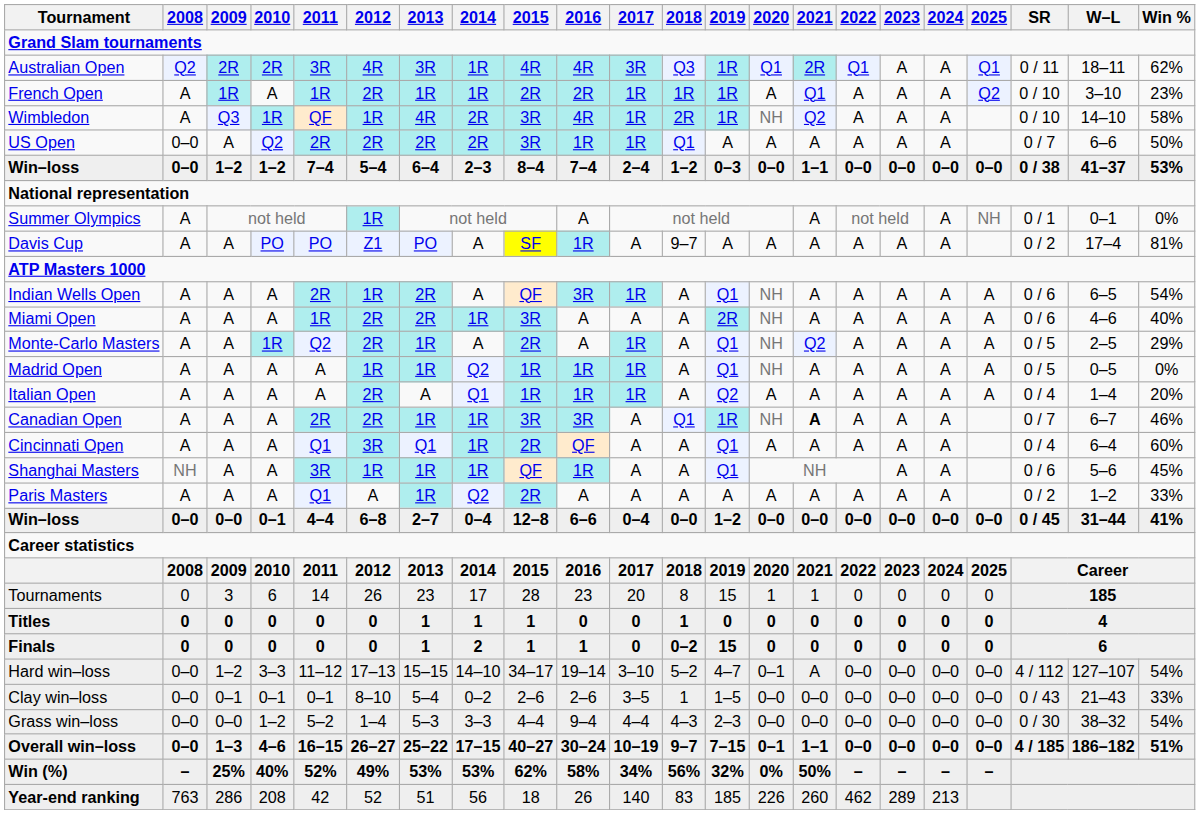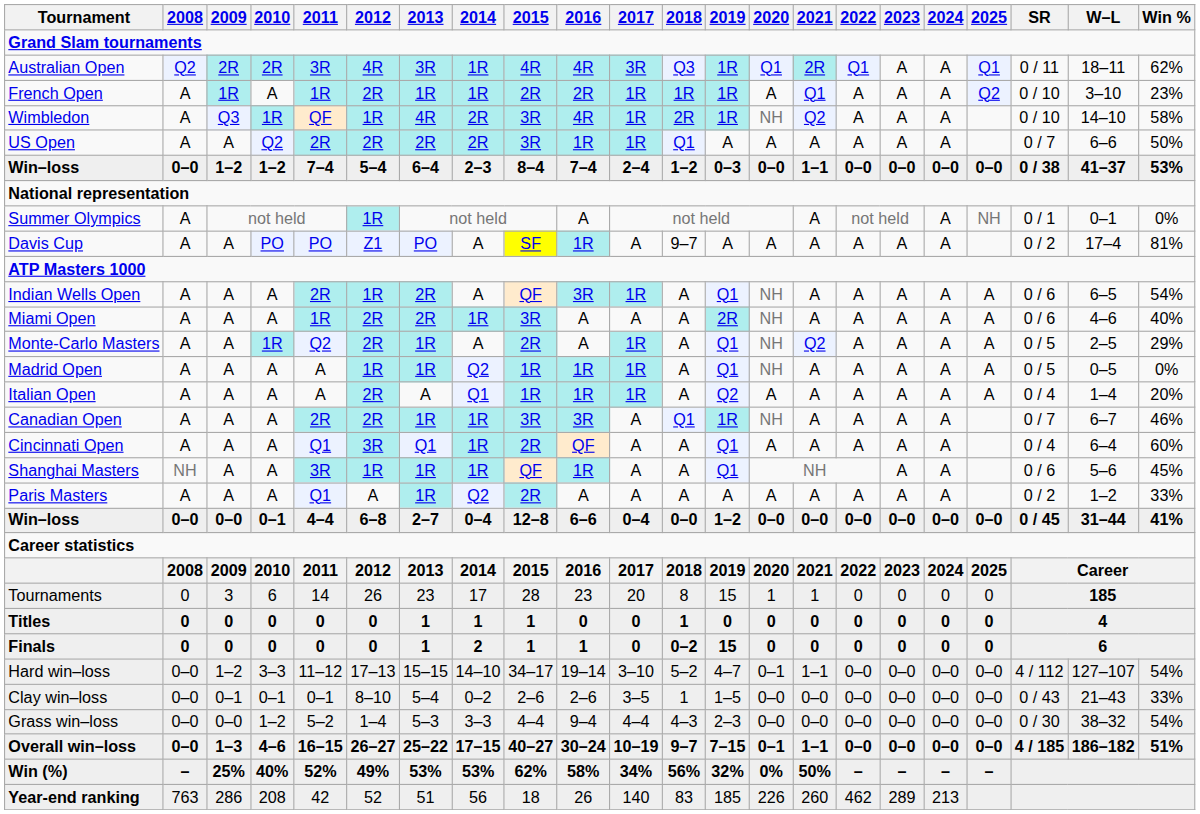(185, 143) 0–0 -> (185, 143) A
(815, 419) bold -> (815, 419) normal
(815, 671) A -> (815, 671) 1–1
